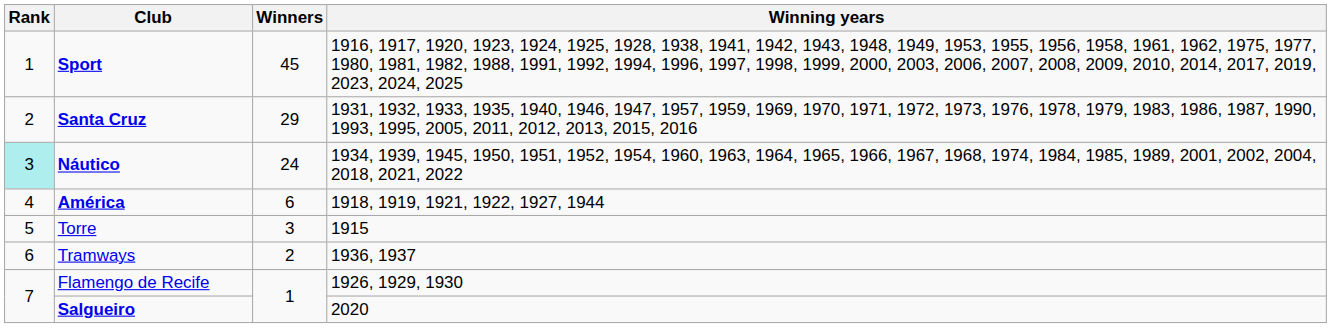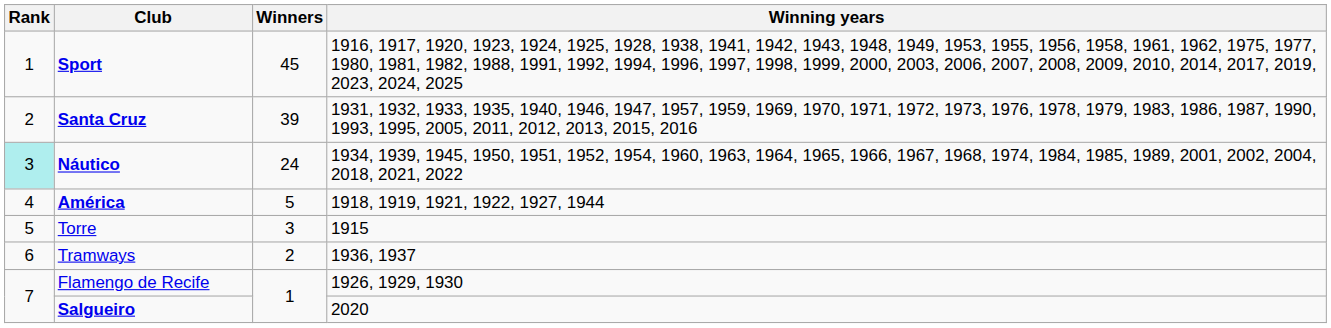(290, 119) 29 -> (290, 119) 39
(290, 201) 6 -> (290, 201) 5
